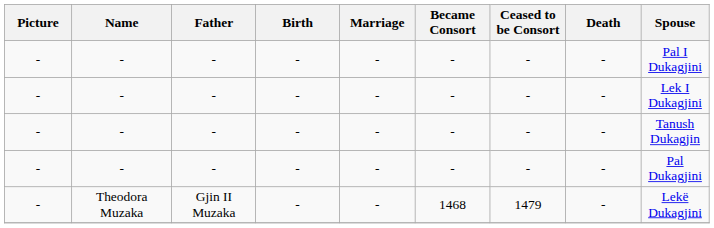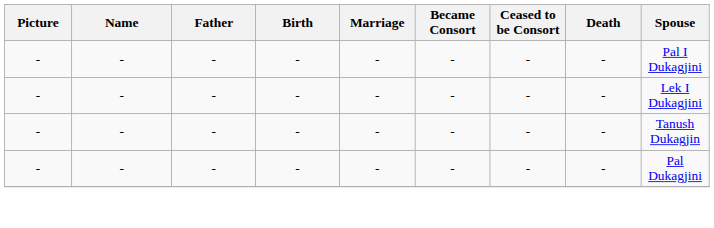- row: (122, 204)
